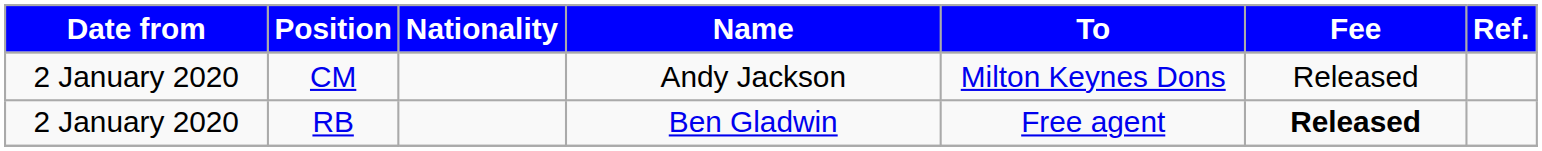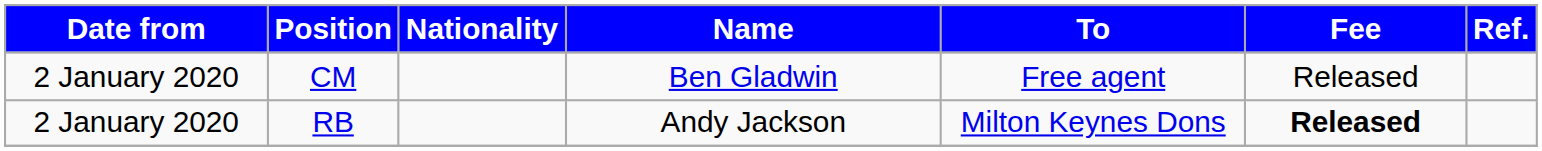(753, 76) Andy Jackson -> (753, 76) Ben Gladwin
(1093, 76) Milton Keynes Dons -> (1093, 76) Free agent
(753, 123) Ben Gladwin -> (753, 123) Andy Jackson
(1093, 123) Free agent -> (1093, 123) Milton Keynes Dons
